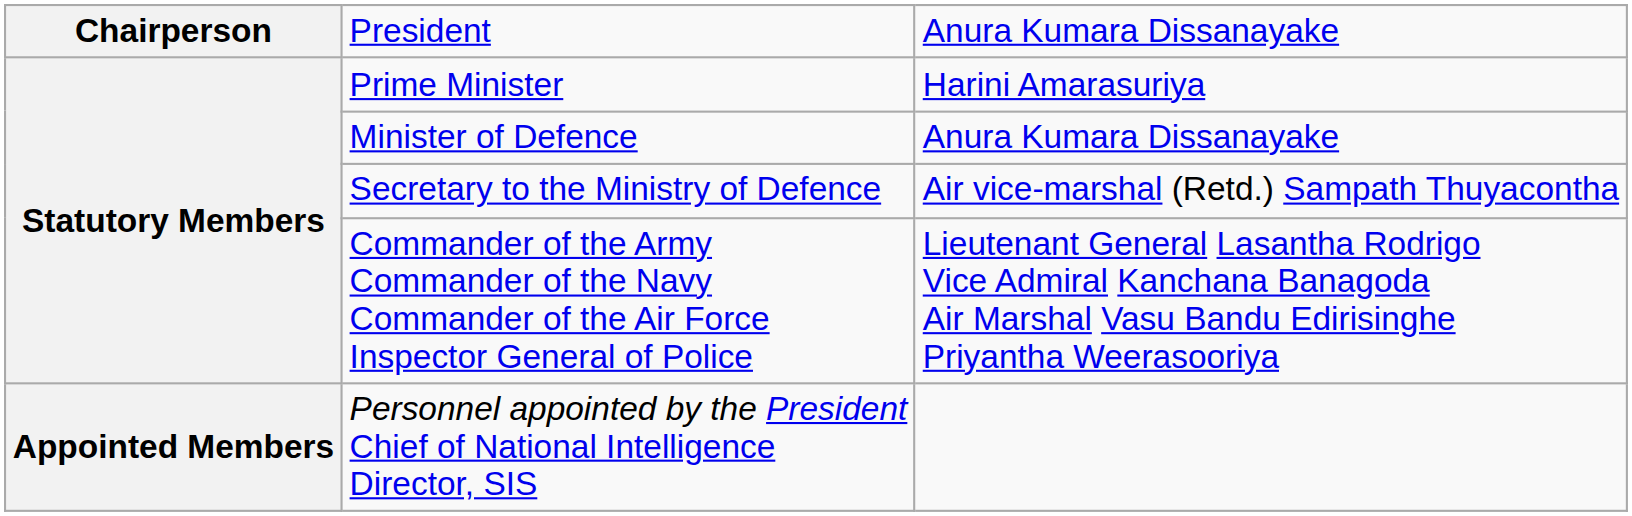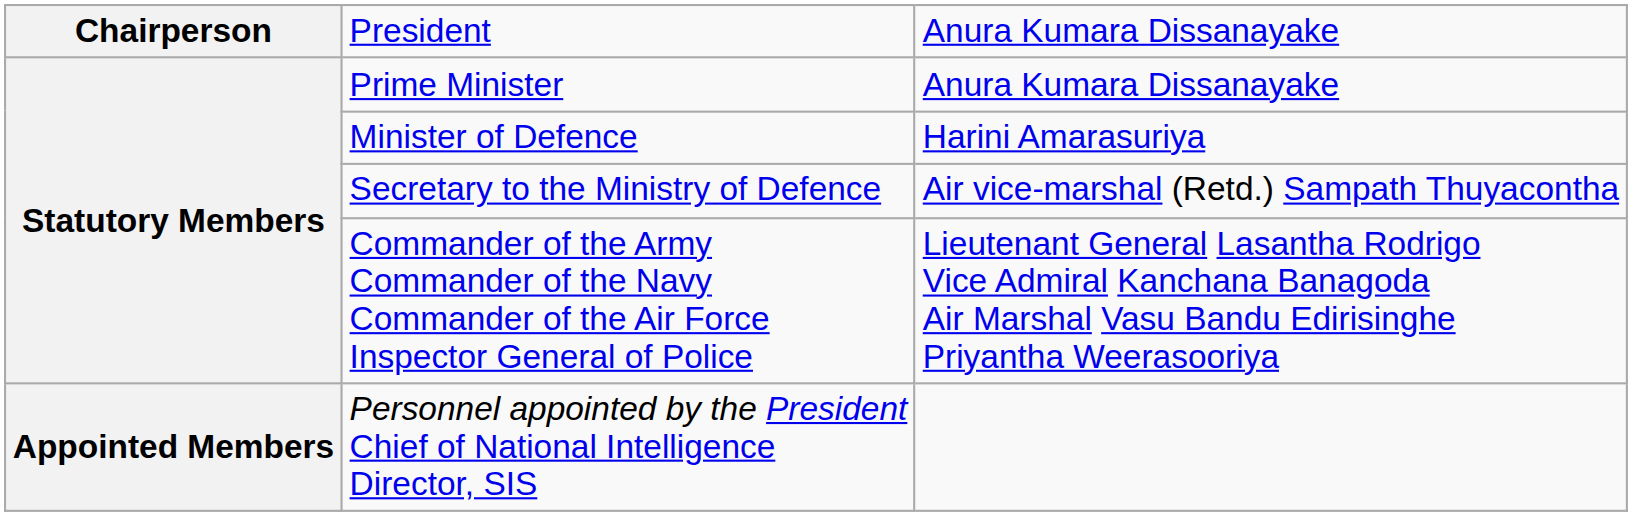(1064, 84) Harini Amarasuriya -> (1131, 84) Anura Kumara Dissanayake
(1131, 137) Anura Kumara Dissanayake -> (1064, 137) Harini Amarasuriya
